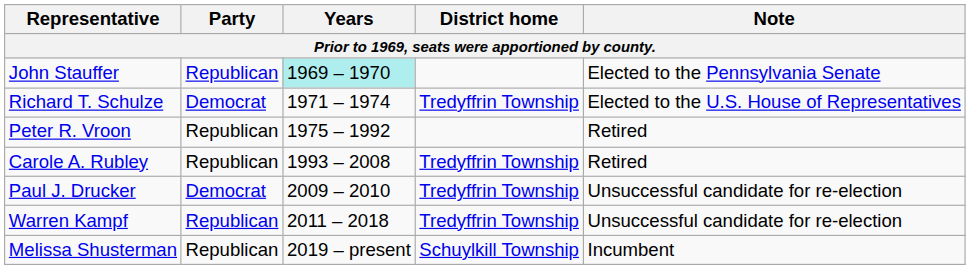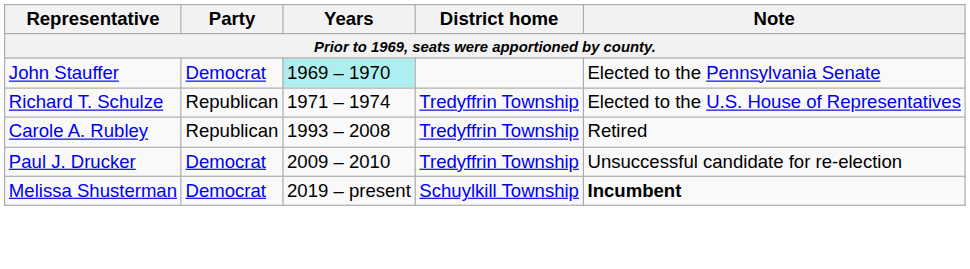(232, 73) Republican -> (226, 73) Democrat
(226, 102) Democrat -> (232, 102) Republican
- row: (70, 131)
- row: (68, 220)
(232, 249) Republican -> (226, 190) Democrat
(631, 249) normal -> (634, 190) bold
